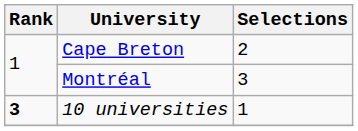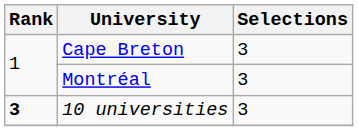(243, 50) 2 -> (243, 50) 3
(243, 110) 1 -> (243, 110) 3
